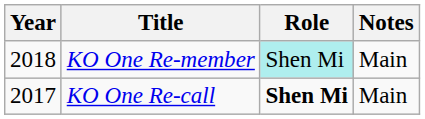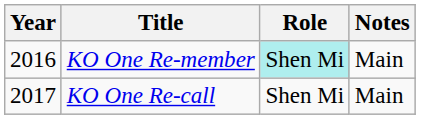(33, 59) 2018 -> (33, 59) 2016
(307, 95) bold -> (305, 95) normal
